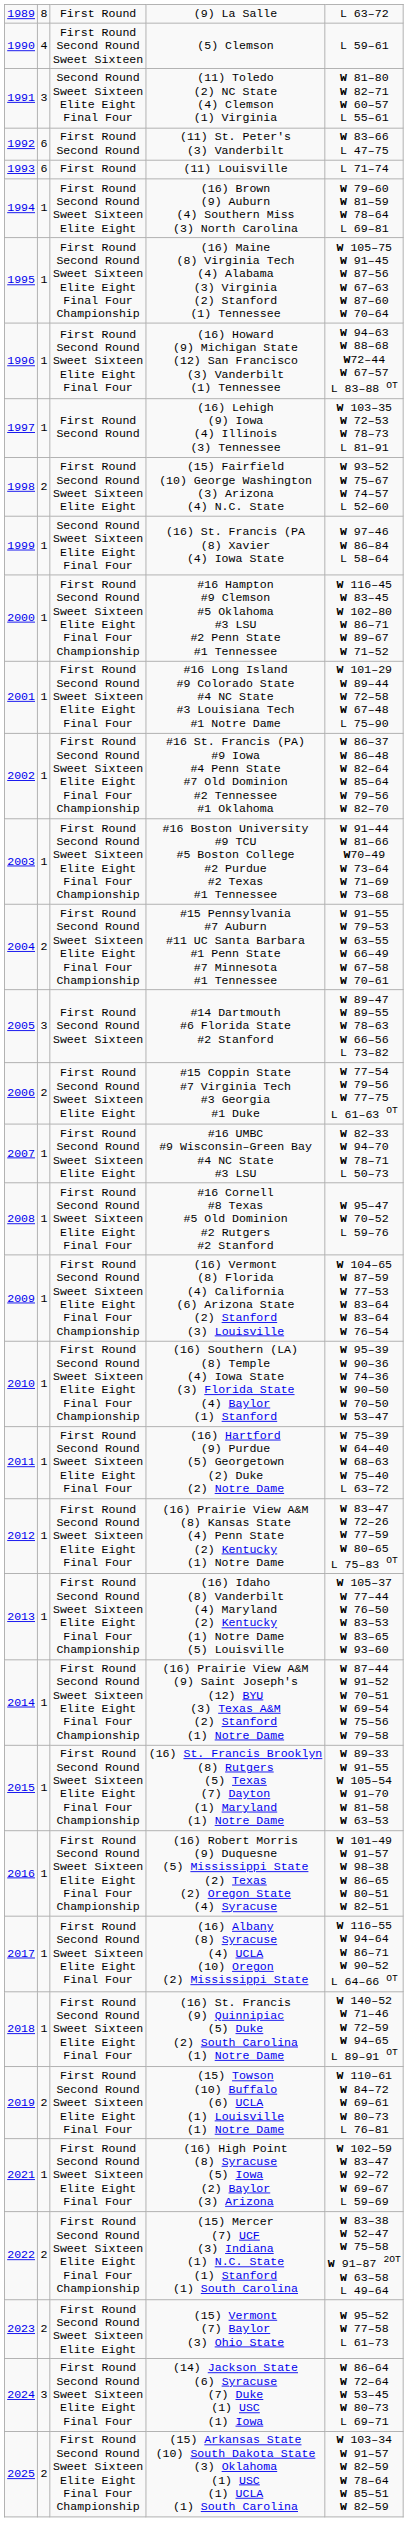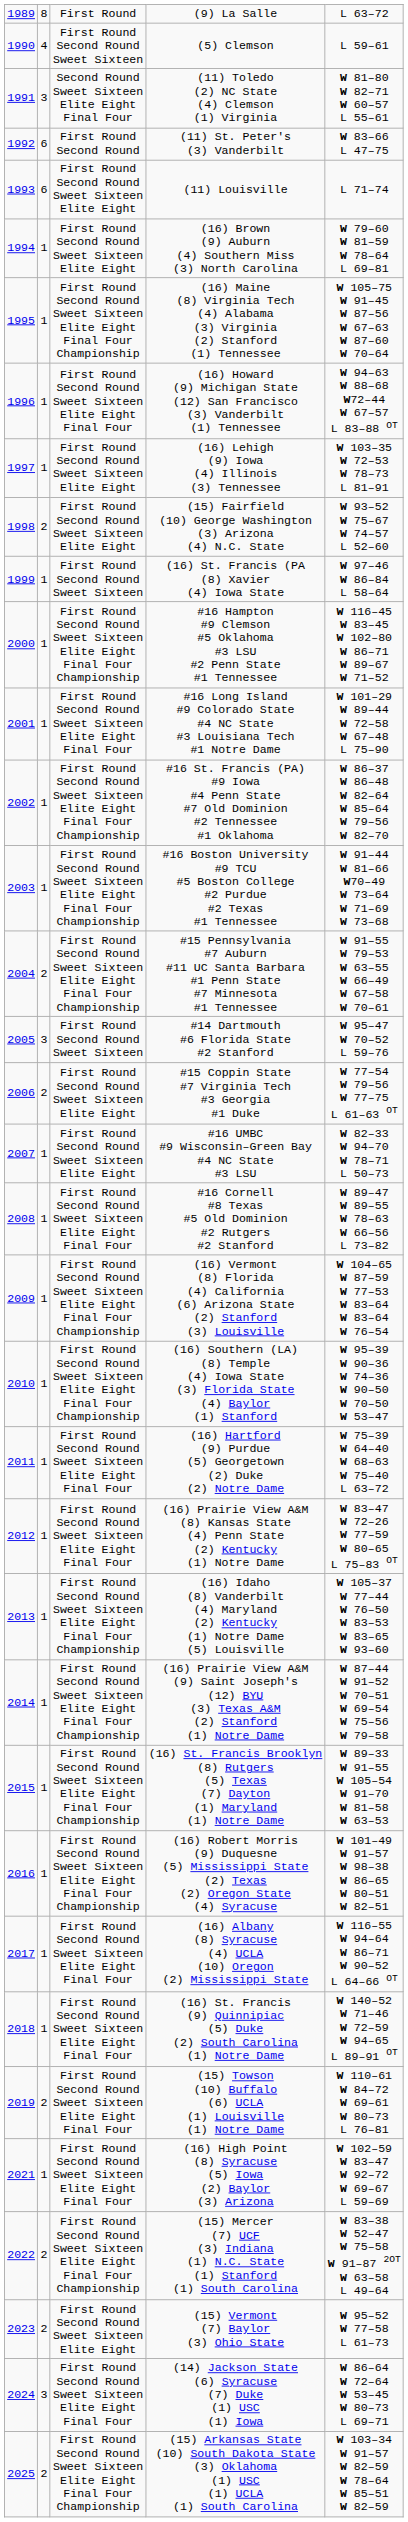(98, 169) First Round -> (98, 189) First Round Second Round Sweet Sixteen Elite Eight
(98, 428) First Round Second Round -> (98, 468) First Round Second Round Sweet Sixteen Elite Eight
(98, 546) Second Round Sweet Sixteen Elite Eight Final Four -> (98, 579) First Round Second Round Sweet Sixteen
(364, 1026) W 89–47 W 89–55 W 78–63 W 66–56 L 73–82 -> (364, 1039) W 95–47 W 70–52 L 59–76
(364, 1219) W 95–47 W 70–52 L 59–76 -> (364, 1219) W 89–47 W 89–55 W 78–63 W 66–56 L 73–82
